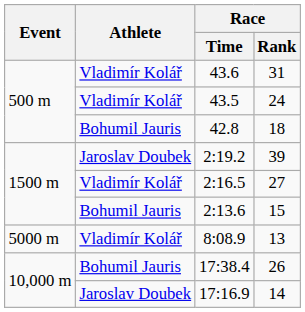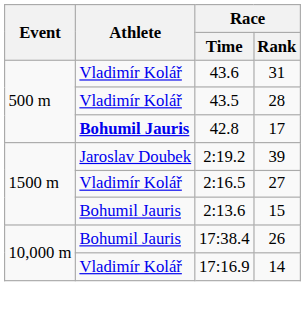(277, 101) 24 -> (277, 101) 28
(130, 128) normal -> (134, 128) bold
(277, 128) 18 -> (277, 128) 17
- row: (224, 239)
(135, 294) Jaroslav Doubek -> (131, 266) Vladimír Kolář
